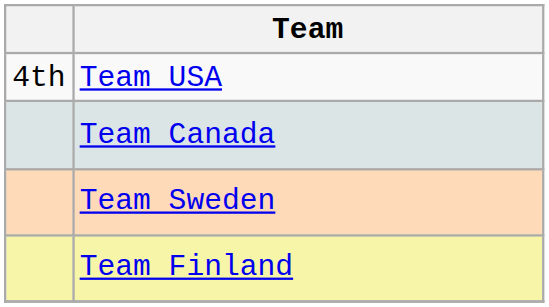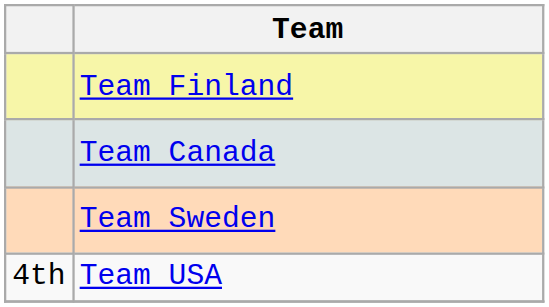rows swapped: (186, 268) <-> (151, 78)
